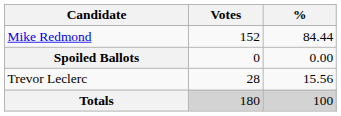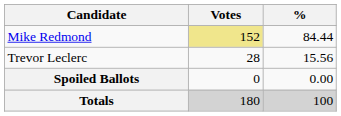(250, 36) no background -> (250, 36) khaki background
rows swapped: (47, 79) <-> (97, 57)
